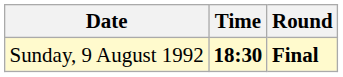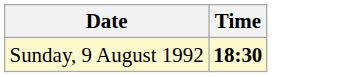- column: (302, 21)
